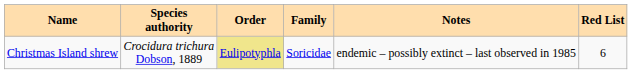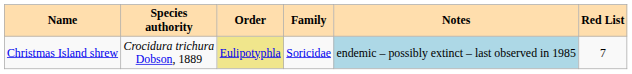(456, 52) no background -> (456, 52) lightblue background
(603, 53) 6 -> (603, 53) 7
